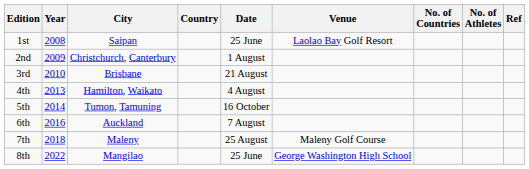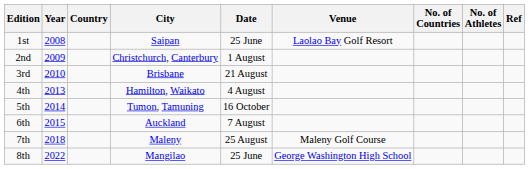columns swapped: (123, 18) <-> (199, 18)
(55, 123) 2016 -> (55, 123) 2015
